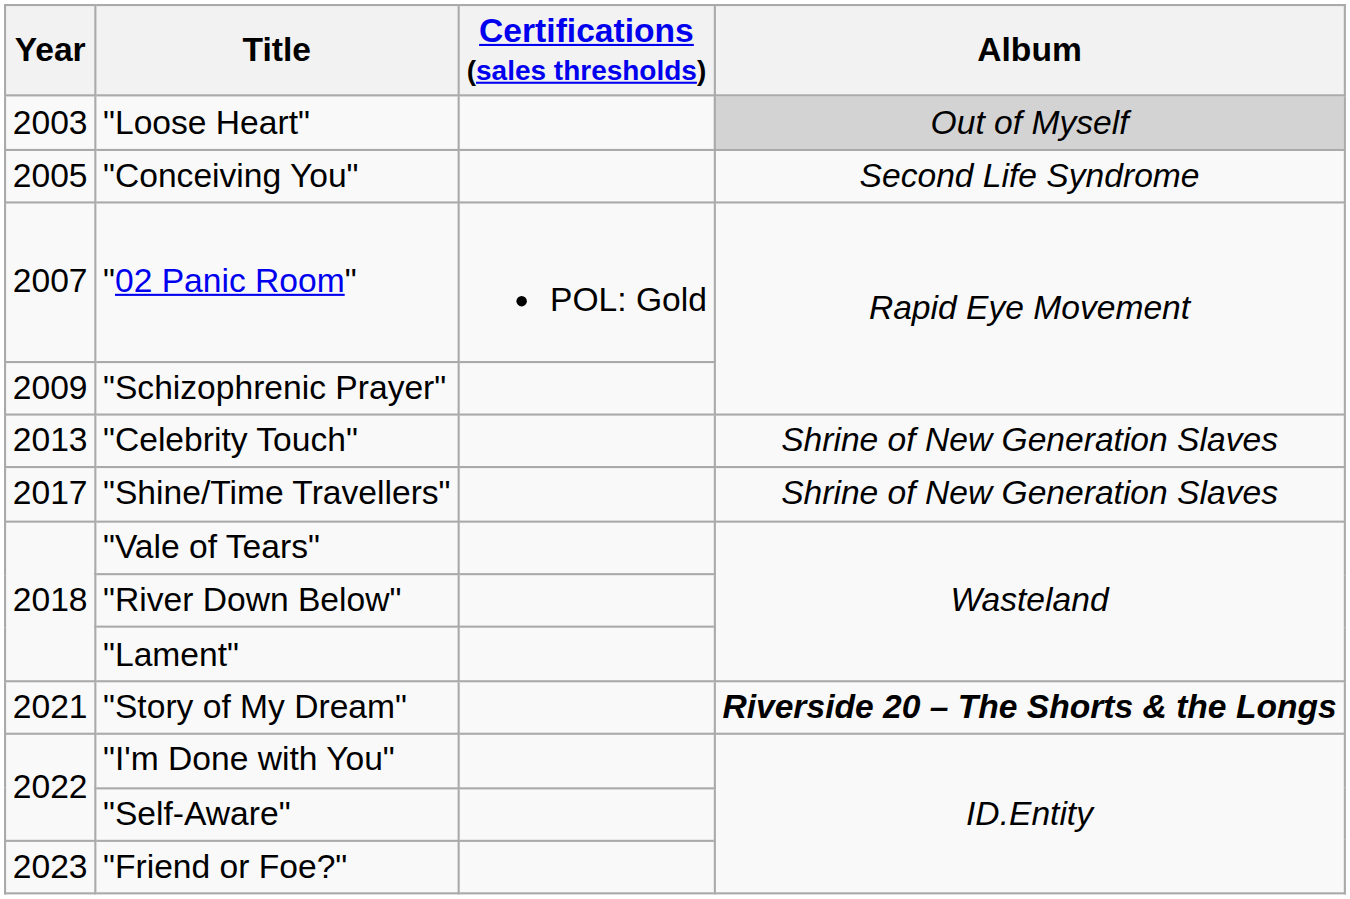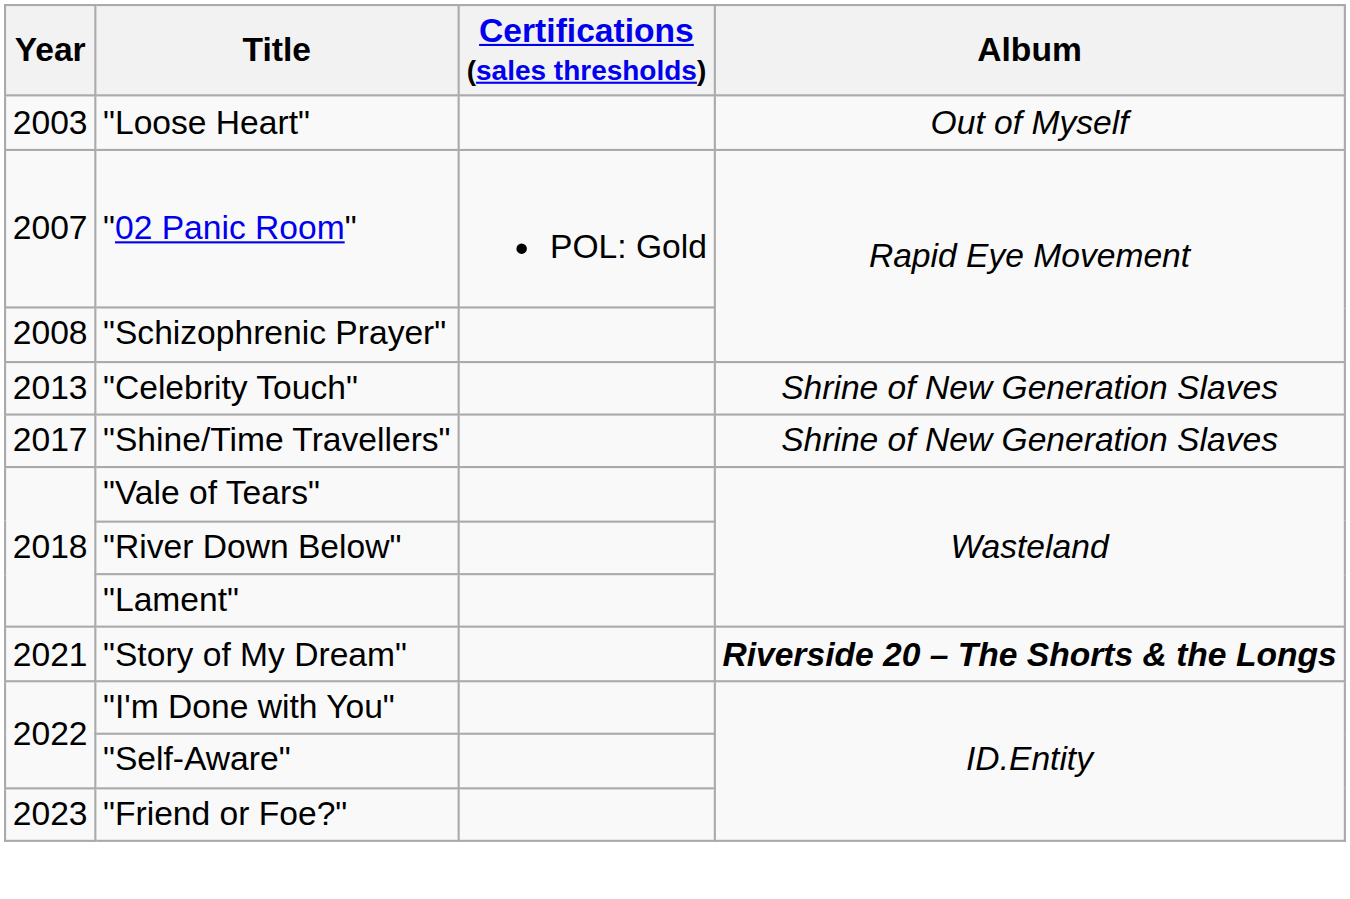(1030, 122) lightgrey background -> (1030, 122) no background
- row: (231, 175)
(50, 387) 2009 -> (50, 333) 2008
